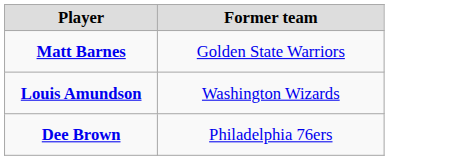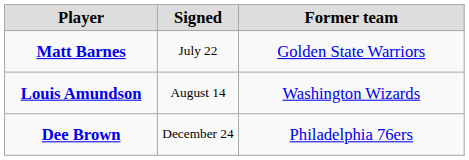+ column: (198, 17)
